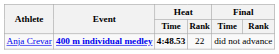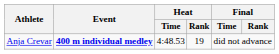(171, 42) bold -> (171, 42) normal
(200, 42) 22 -> (199, 42) 19
